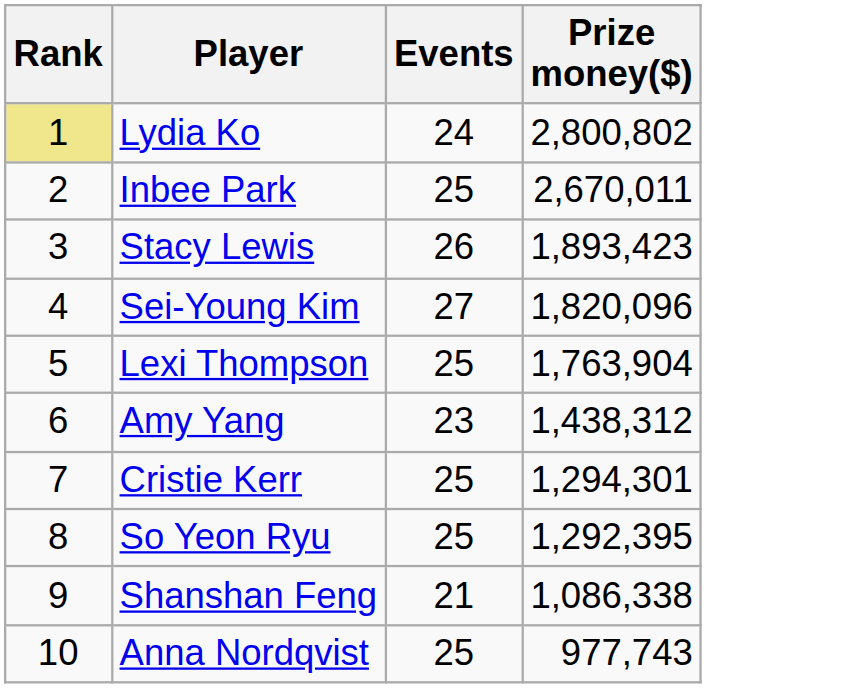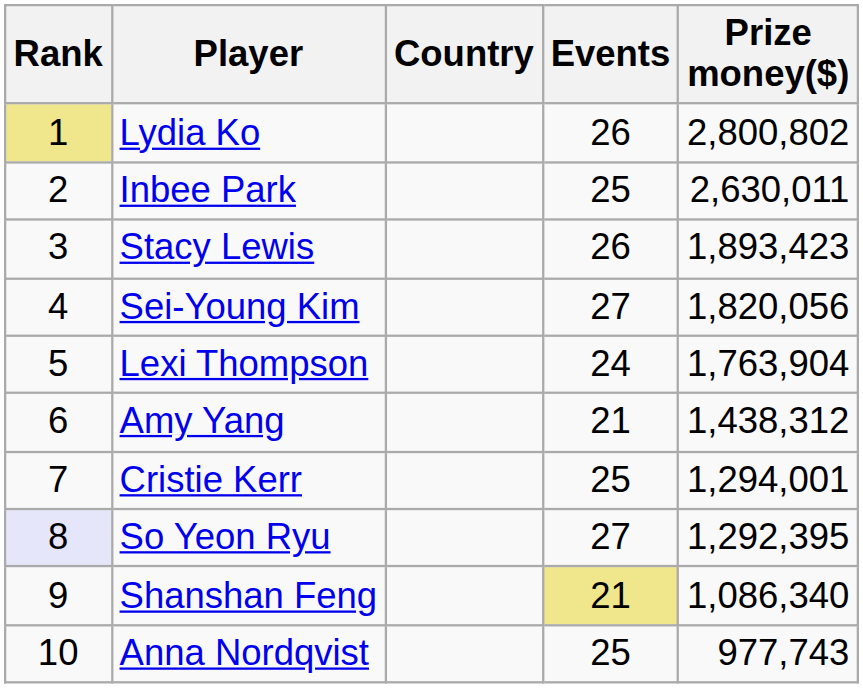+ column: (464, 53)
(454, 132) 24 -> (610, 132) 26
(613, 190) 2,670,011 -> (770, 190) 2,630,011
(612, 305) 1,820,096 -> (768, 305) 1,820,056
(454, 363) 25 -> (610, 363) 24
(454, 421) 23 -> (610, 421) 21
(612, 479) 1,294,301 -> (768, 479) 1,294,001
(58, 537) no background -> (58, 537) lavender background
(454, 537) 25 -> (610, 537) 27
(454, 595) no background -> (610, 595) khaki background
(612, 595) 1,086,338 -> (768, 595) 1,086,340
